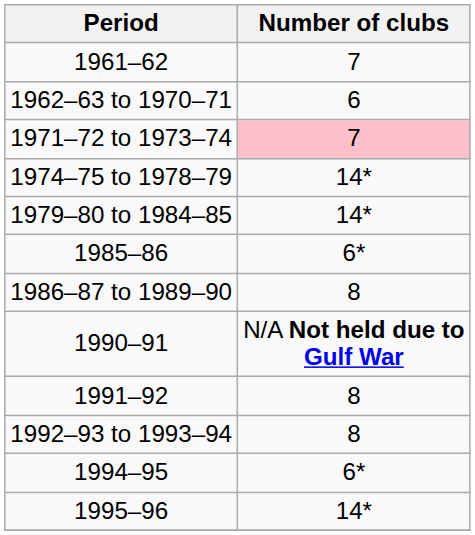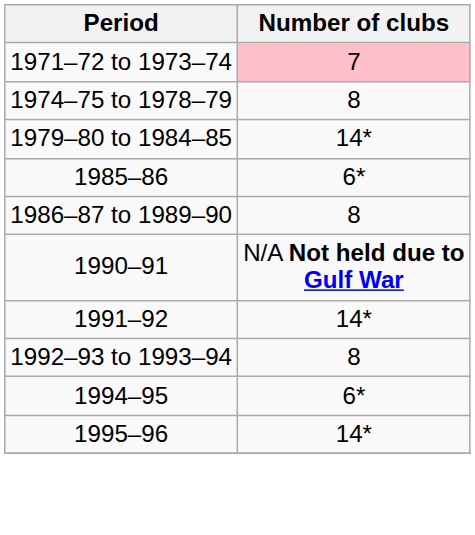- row: (121, 61)
- row: (121, 100)
(354, 176) 14* -> (354, 100) 8
(354, 395) 8 -> (354, 319) 14*
